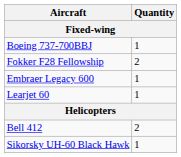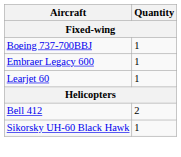- row: (55, 62)
